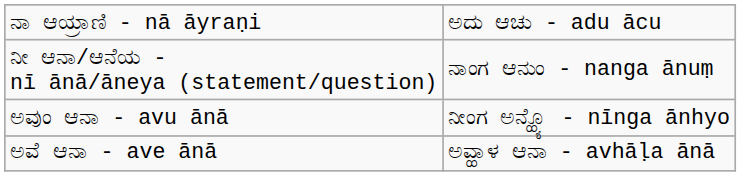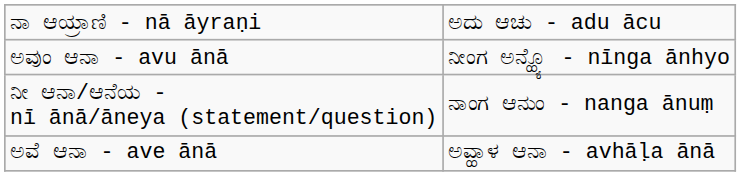rows swapped: (224, 70) <-> (119, 118)
